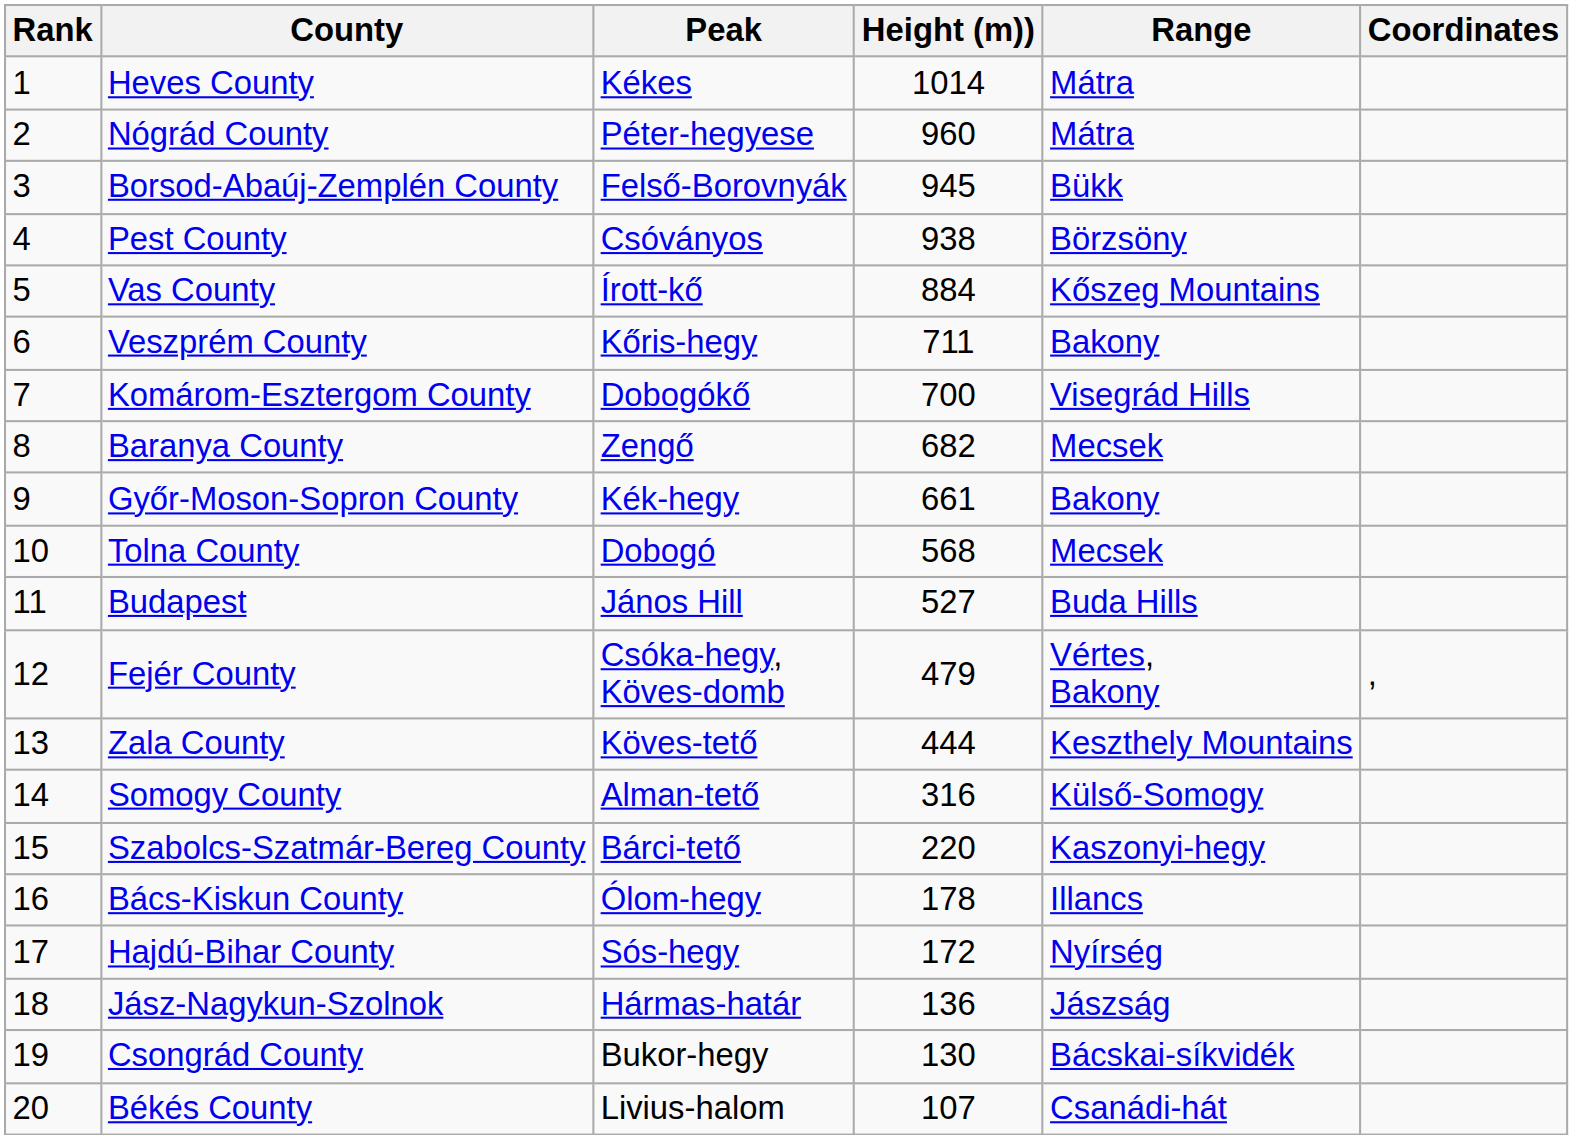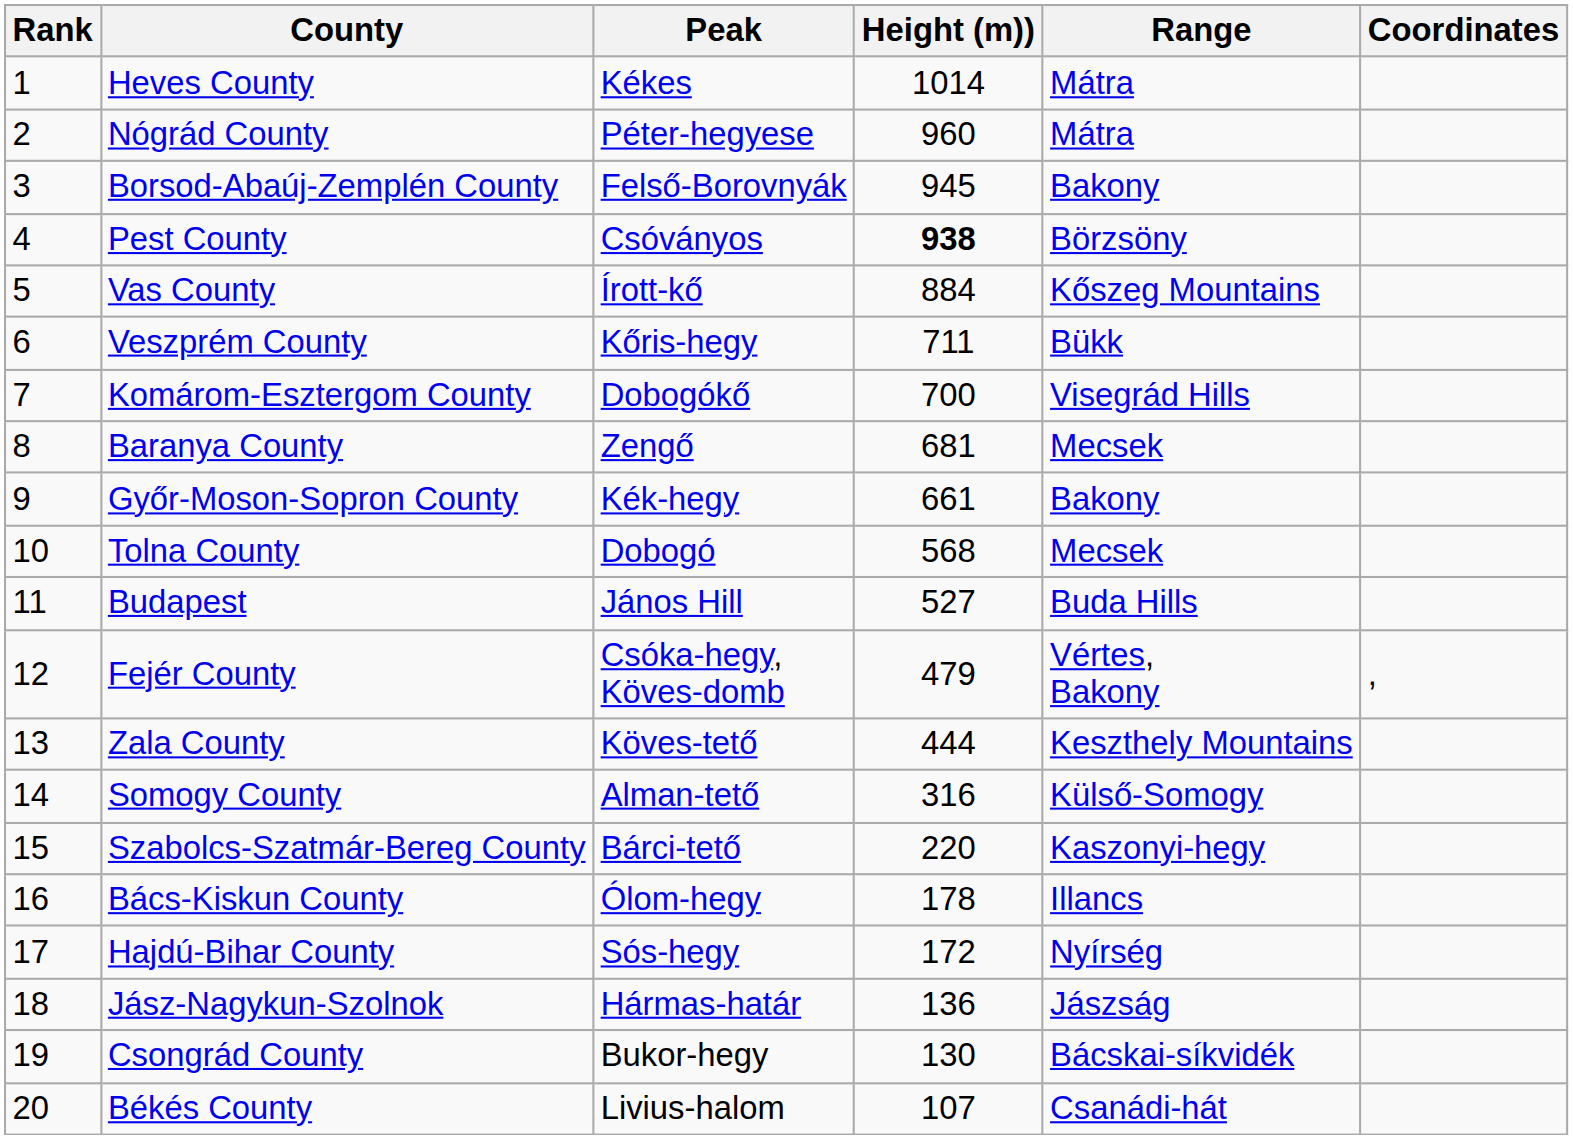(1087, 186) Bükk -> (1105, 186) Bakony
(948, 238) normal -> (948, 238) bold
(1105, 342) Bakony -> (1087, 342) Bükk
(948, 446) 682 -> (948, 446) 681
